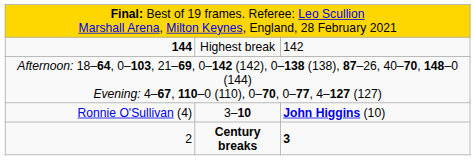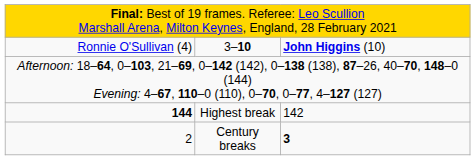rows swapped: (135, 113) <-> (182, 47)
(238, 139) bold -> (238, 139) normal
